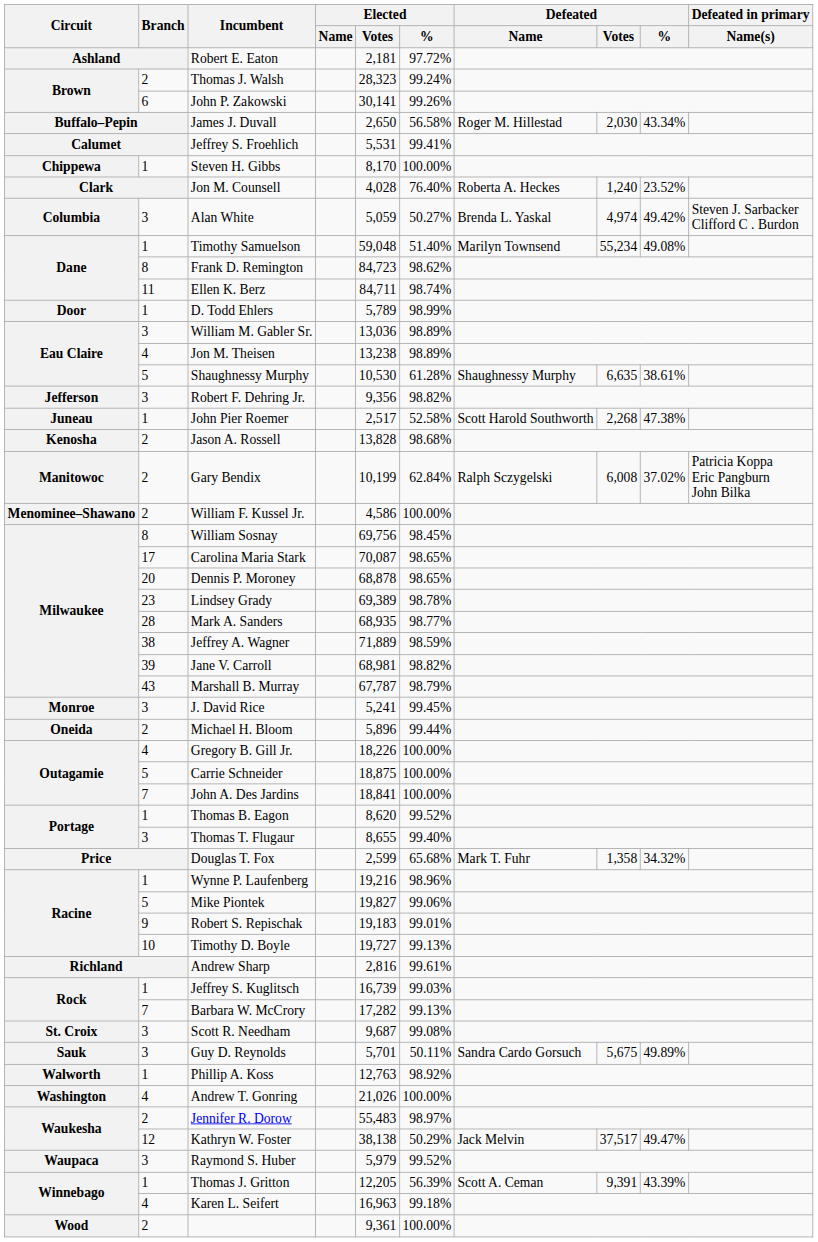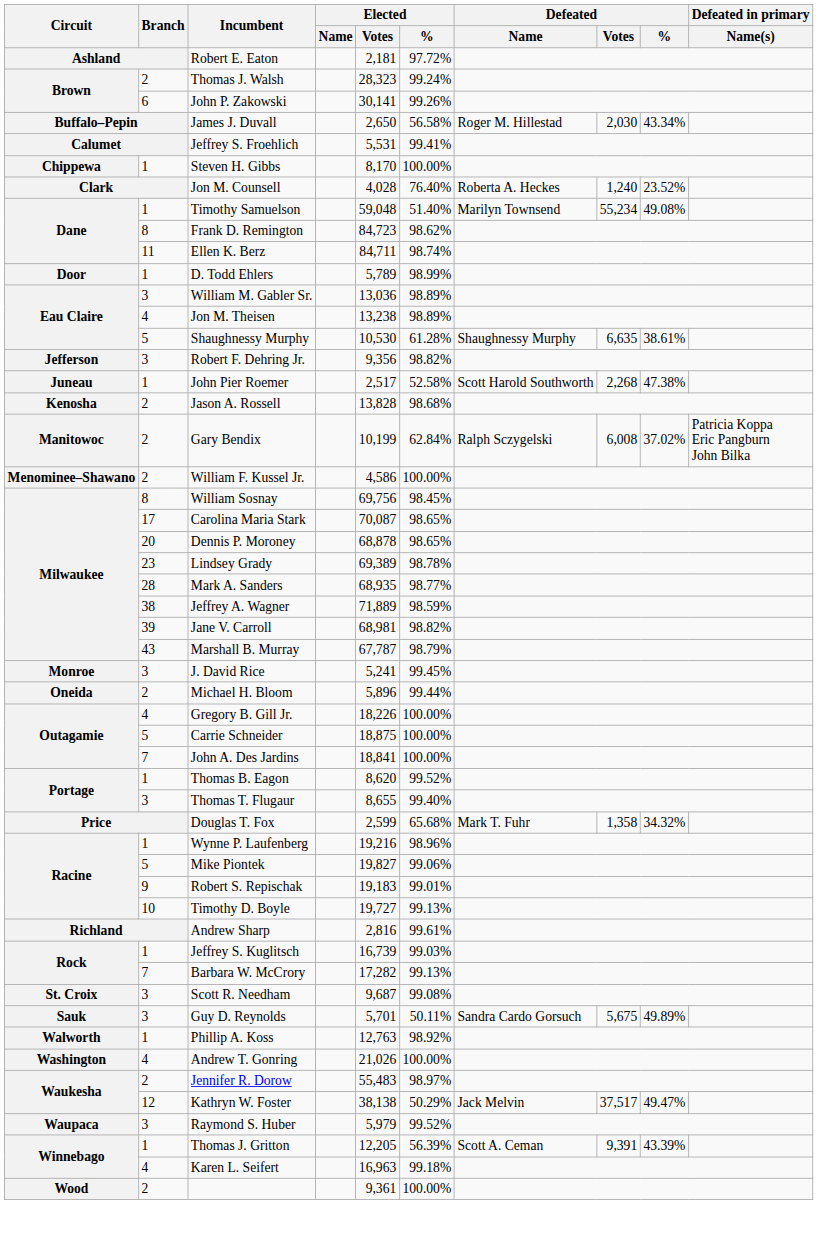- row: (222, 217)
